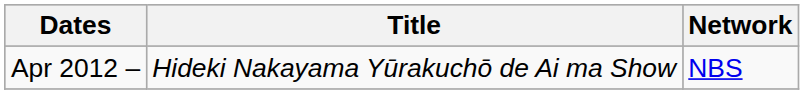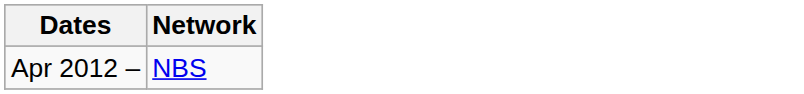- column: (414, 25)
